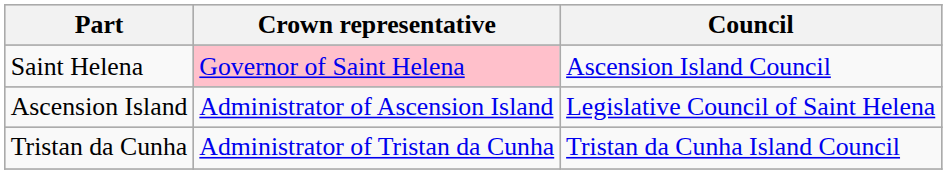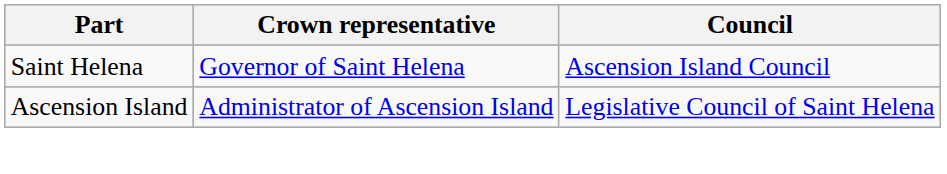(332, 65) pink background -> (332, 65) no background
- row: (99, 147)
